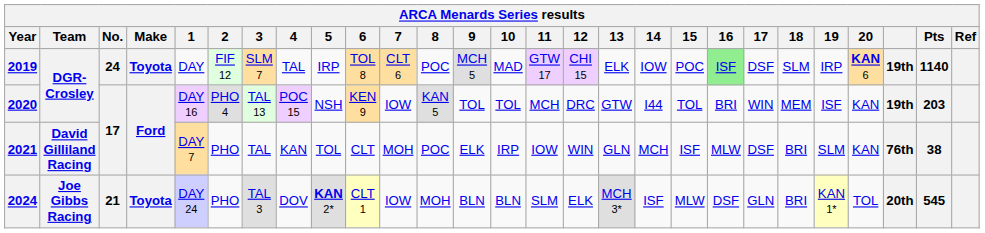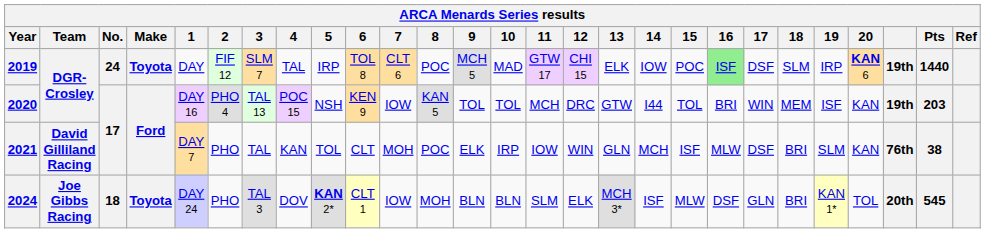(934, 67) 1140 -> (935, 67) 1440
(113, 201) 21 -> (113, 201) 18
